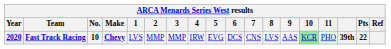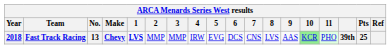(14, 37) 2020 -> (14, 37) 2018
(95, 37) 10 -> (95, 37) 13
(136, 37) normal -> (136, 37) bold
(363, 37) 22 -> (364, 37) 25
